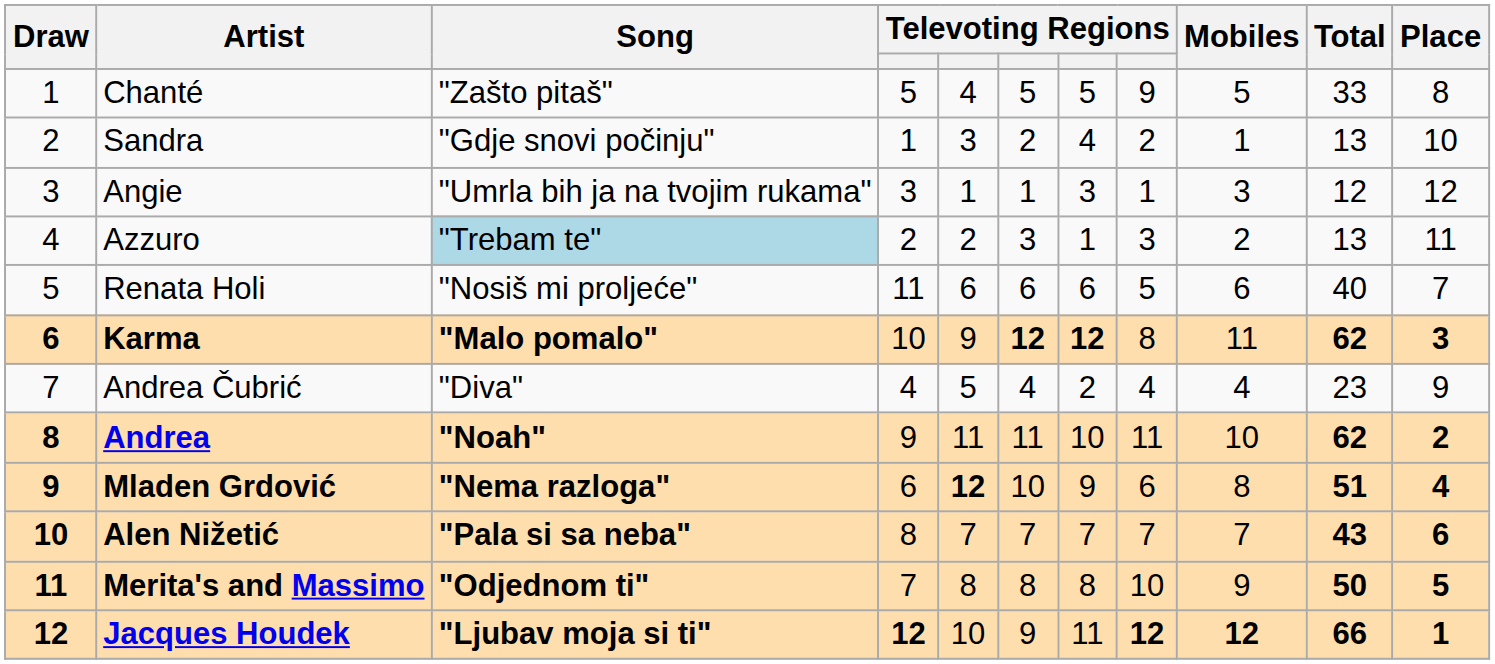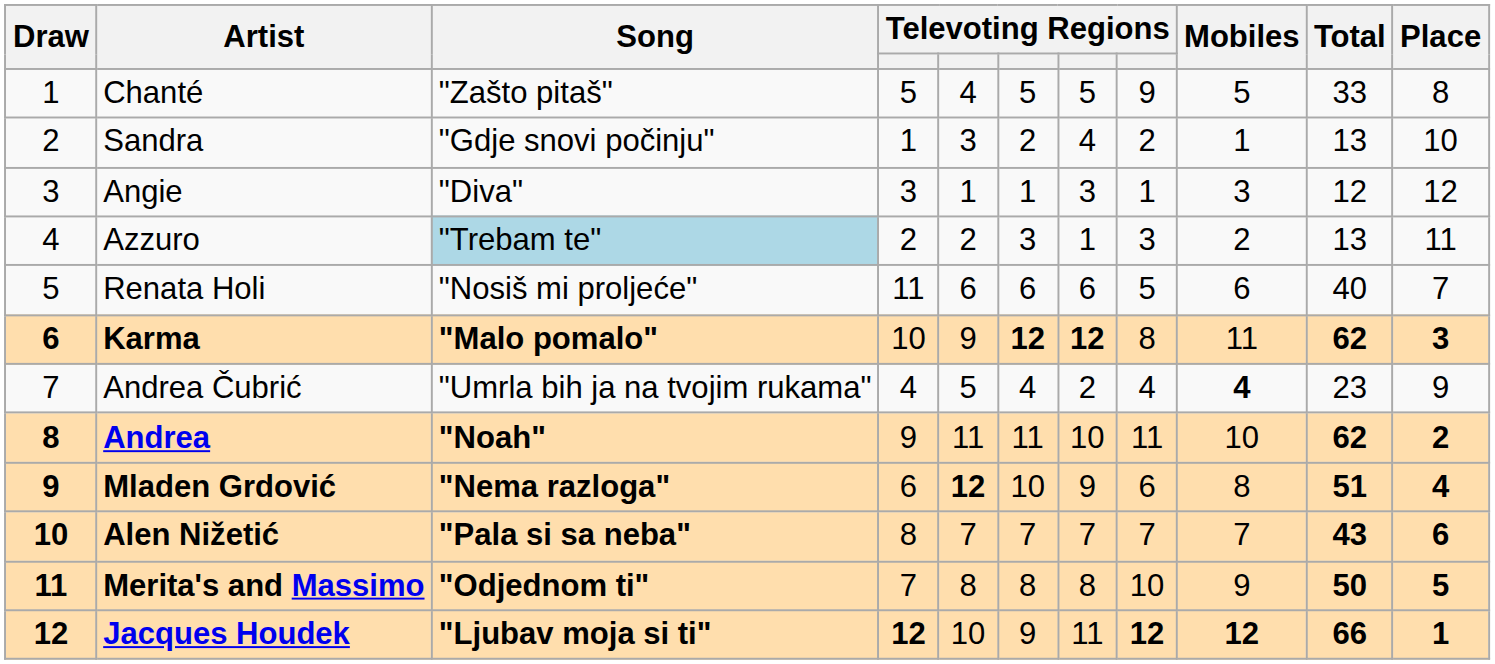(655, 191) "Umrla bih ja na tvojim rukama" -> (481, 191) "Diva"
(481, 388) "Diva" -> (655, 388) "Umrla bih ja na tvojim rukama"
(1242, 388) normal -> (1242, 388) bold
